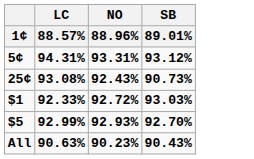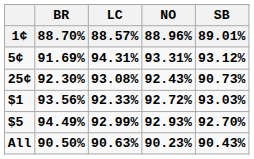+ column: (61, 37)
